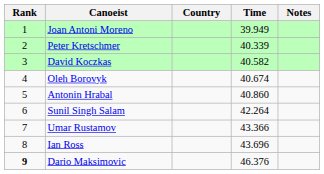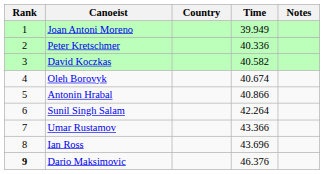(255, 45) 40.339 -> (255, 45) 40.336
(255, 95) 40.860 -> (255, 95) 40.866
